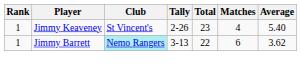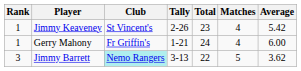(277, 27) 5.40 -> (277, 27) 5.42
+ row: (63, 43)
(18, 43) 1 -> (18, 58) 3
(238, 43) 6 -> (238, 58) 5
